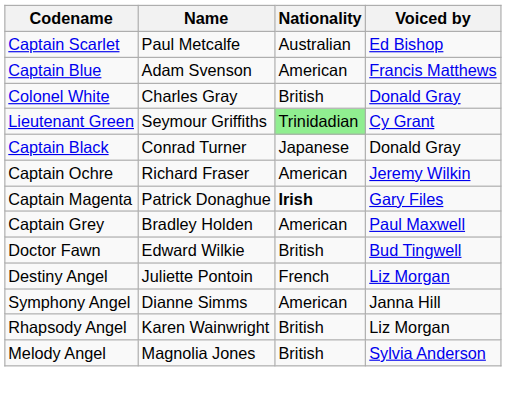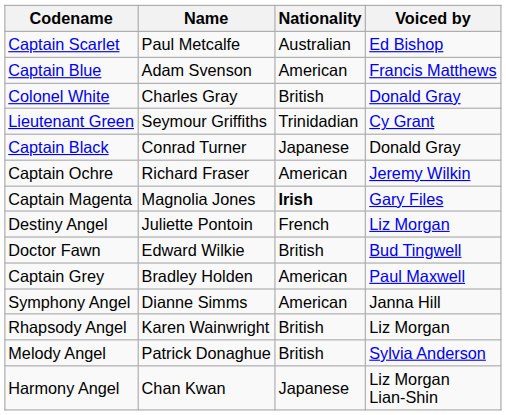(318, 122) lightgreen background -> (318, 122) no background
(206, 199) Patrick Donaghue -> (199, 199) Magnolia Jones
rows swapped: (56, 224) <-> (58, 276)
(199, 353) Magnolia Jones -> (206, 353) Patrick Donaghue
+ row: (64, 388)
